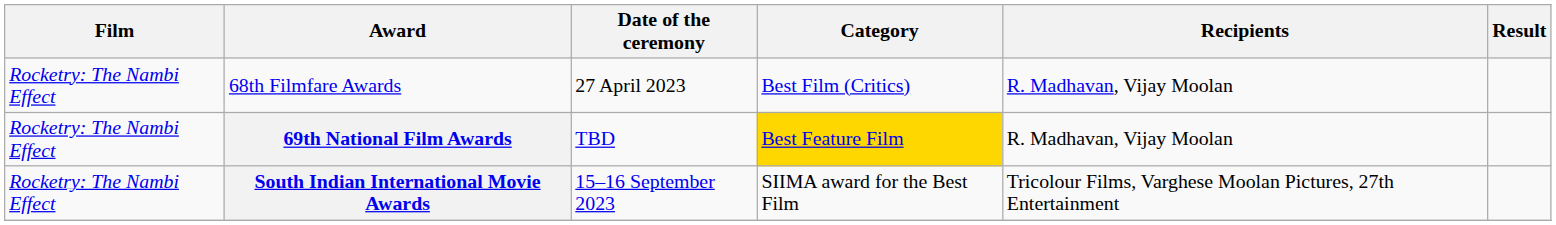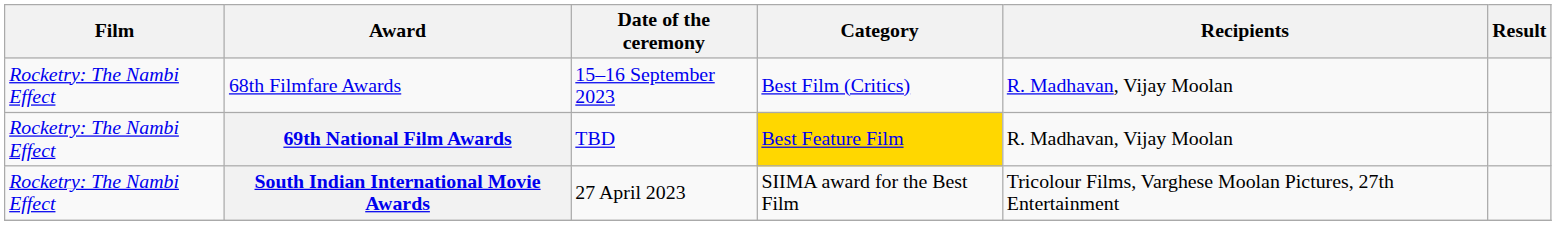(630, 85) 27 April 2023 -> (645, 85) 15–16 September 2023
(645, 192) 15–16 September 2023 -> (630, 192) 27 April 2023
